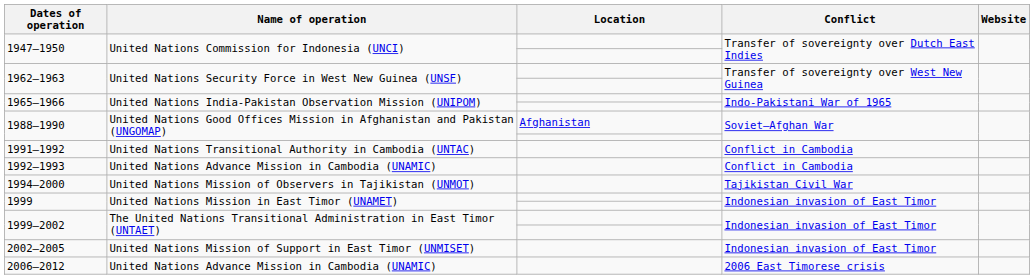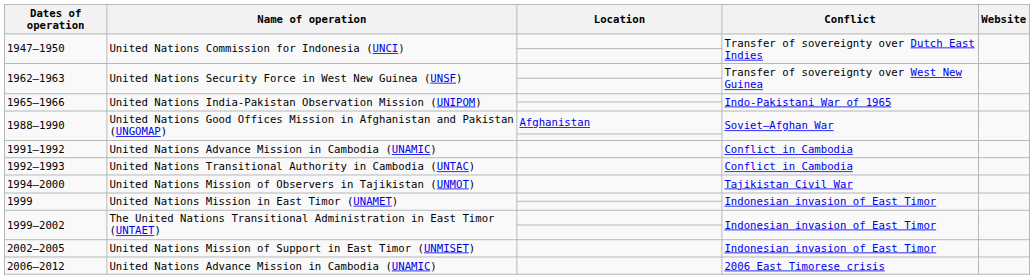(292, 149) United Nations Transitional Authority in Cambodia (UNTAC) -> (273, 149) United Nations Advance Mission in Cambodia (UNAMIC)
(273, 167) United Nations Advance Mission in Cambodia (UNAMIC) -> (292, 167) United Nations Transitional Authority in Cambodia (UNTAC)
